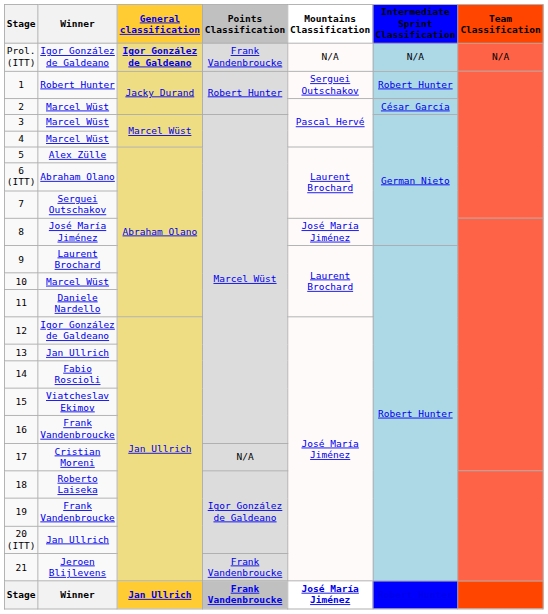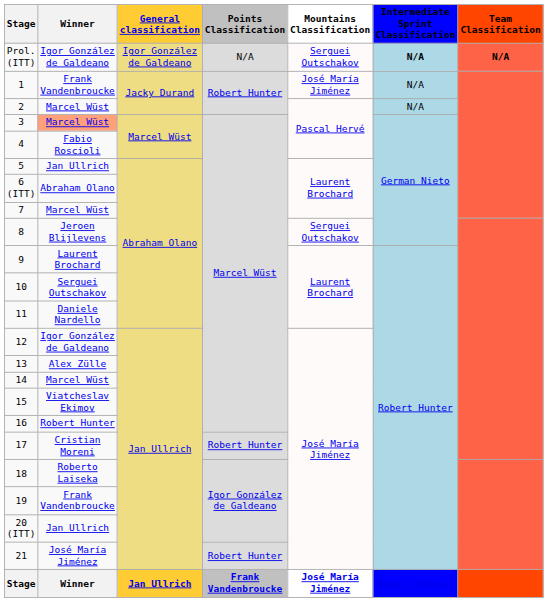(160, 57) bold -> (160, 57) normal
(245, 57) Frank Vandenbroucke -> (245, 57) N/A
(330, 57) N/A -> (330, 57) Serguei Outschakov
(415, 57) normal -> (415, 57) bold
(501, 57) normal -> (501, 57) bold
(78, 85) Robert Hunter -> (78, 85) Frank Vandenbroucke
(330, 85) Serguei Outschakov -> (330, 85) José María Jiménez
(415, 85) Robert Hunter -> (415, 85) N/A
(415, 106) César García -> (415, 106) N/A
(78, 123) no background -> (78, 123) lightsalmon background
(78, 139) Marcel Wüst -> (78, 144) Fabio Roscioli
(78, 155) Alex Zülle -> (78, 166) Jan Ullrich
(78, 204) Serguei Outschakov -> (78, 210) Marcel Wüst
(78, 232) José María Jiménez -> (78, 232) Jeroen Blijlevens
(330, 232) José María Jiménez -> (330, 232) Serguei Outschakov
(78, 281) Marcel Wüst -> (78, 287) Serguei Outschakov
(78, 352) Jan Ullrich -> (78, 364) Alex Zülle
(78, 374) Fabio Roscioli -> (78, 380) Marcel Wüst
(78, 429) Frank Vandenbroucke -> (78, 424) Robert Hunter
(245, 457) N/A -> (245, 445) Robert Hunter
(78, 567) Jeroen Blijlevens -> (78, 556) José María Jiménez
(245, 567) Frank Vandenbroucke -> (245, 556) Robert Hunter
